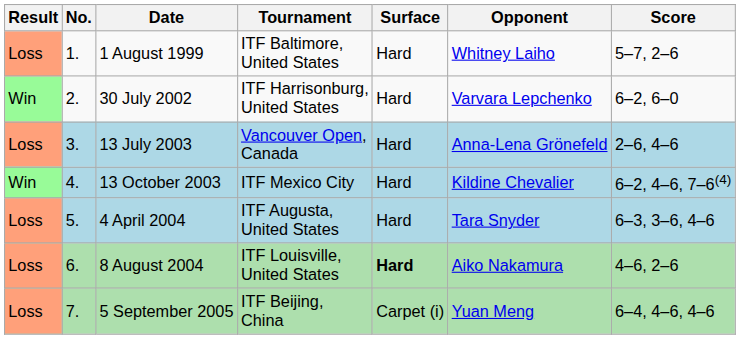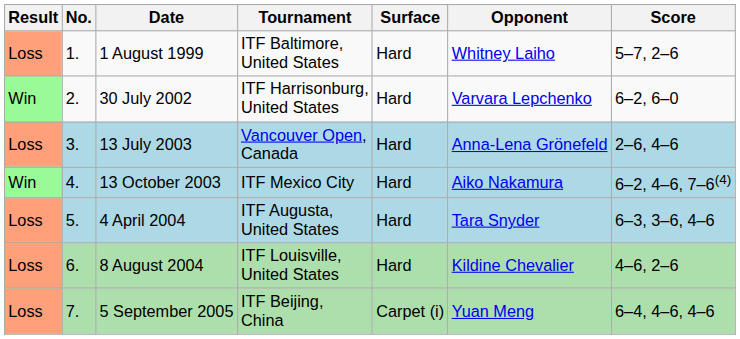(513, 181) Kildine Chevalier -> (507, 181) Aiko Nakamura
(395, 265) bold -> (394, 265) normal
(507, 265) Aiko Nakamura -> (513, 265) Kildine Chevalier
